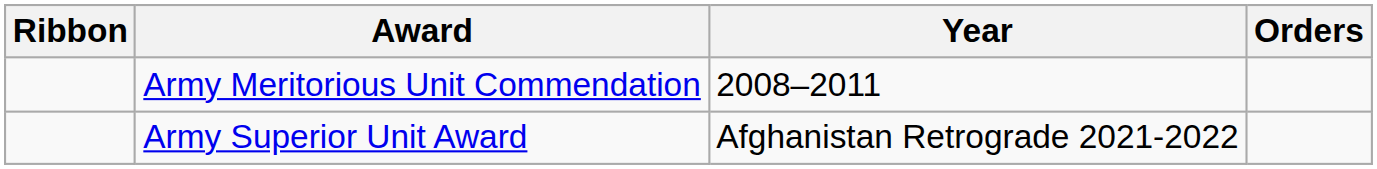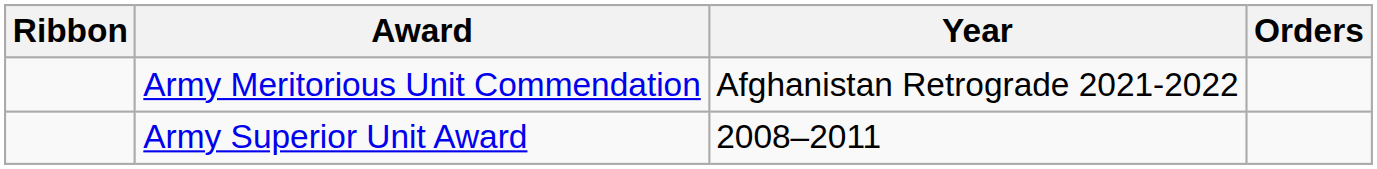(799, 84) 2008–2011 -> (977, 84) Afghanistan Retrograde 2021-2022
(977, 137) Afghanistan Retrograde 2021-2022 -> (799, 137) 2008–2011
